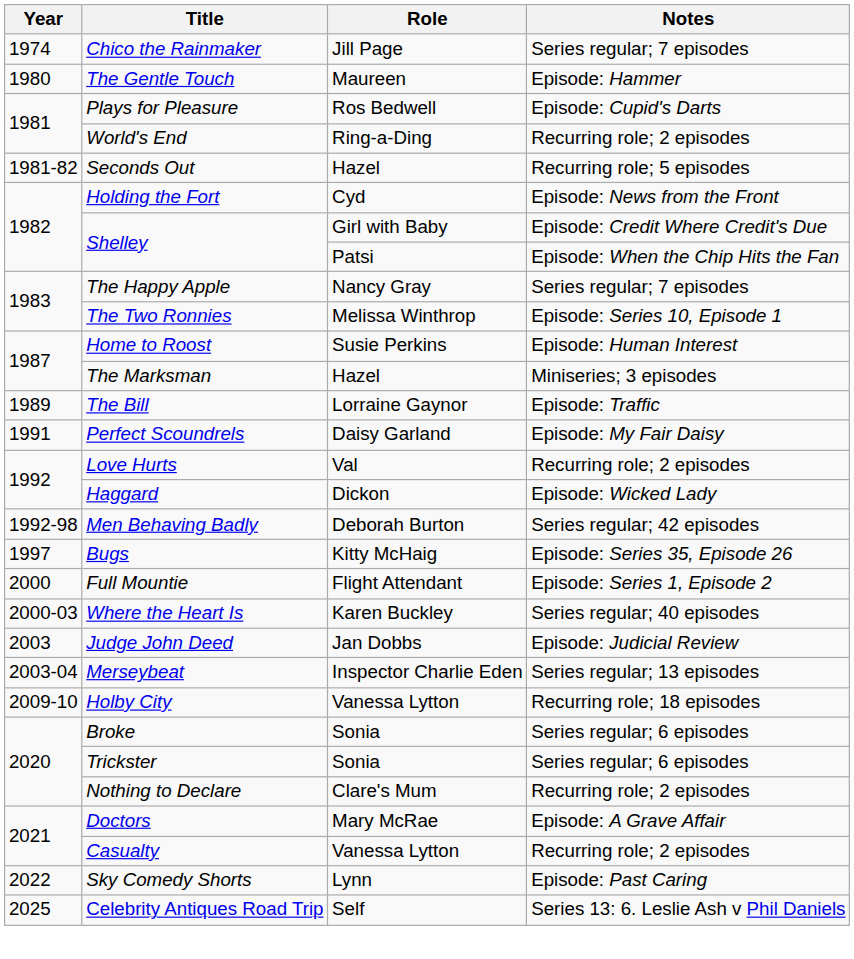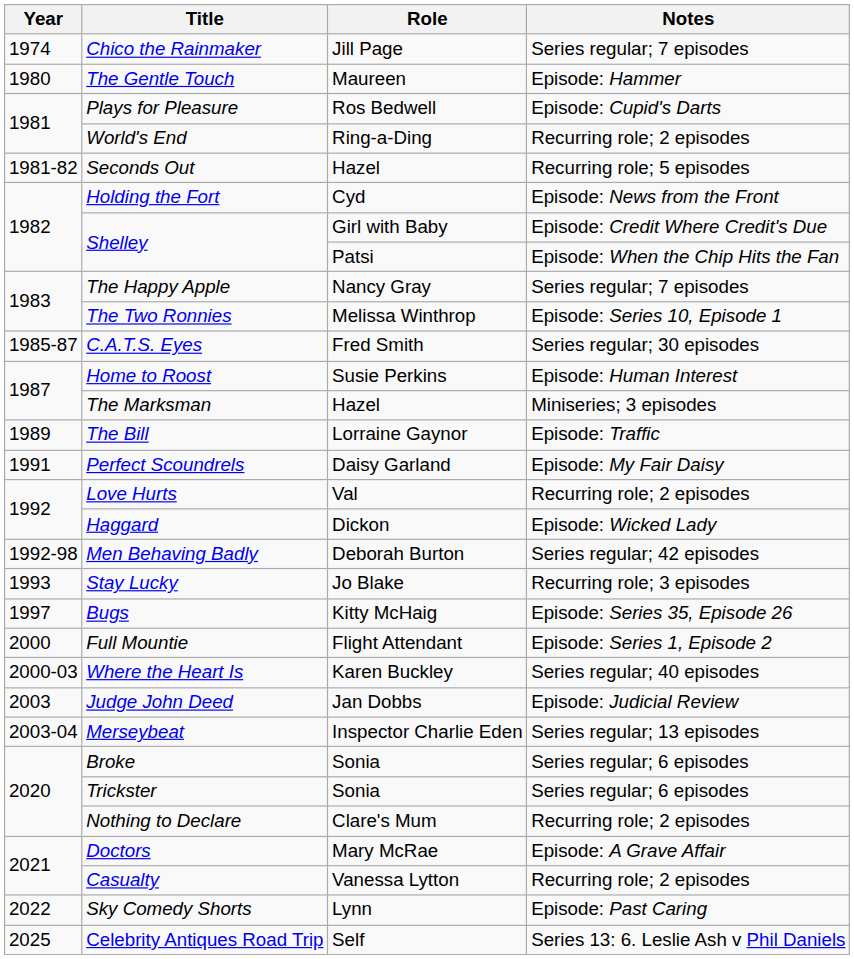+ row: (144, 345)
+ row: (132, 583)
- row: (129, 702)
